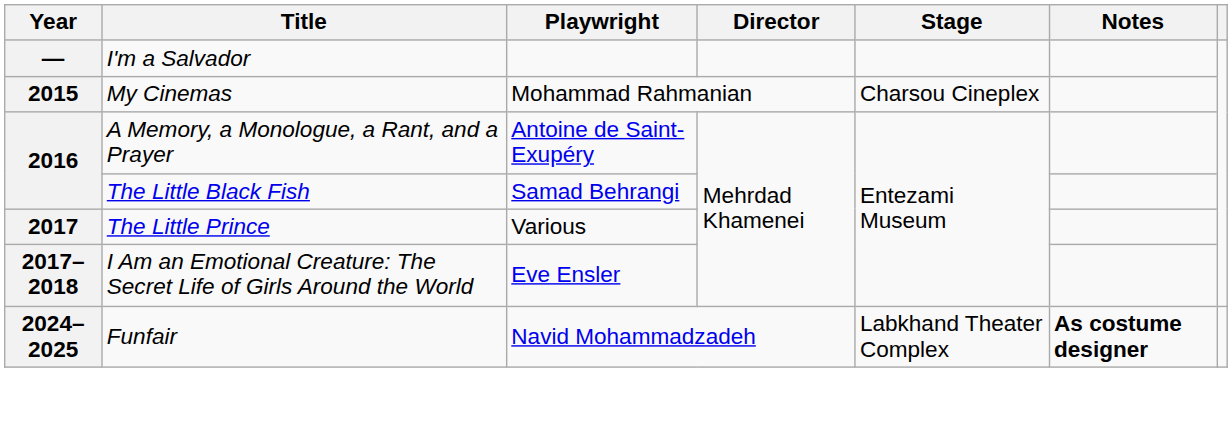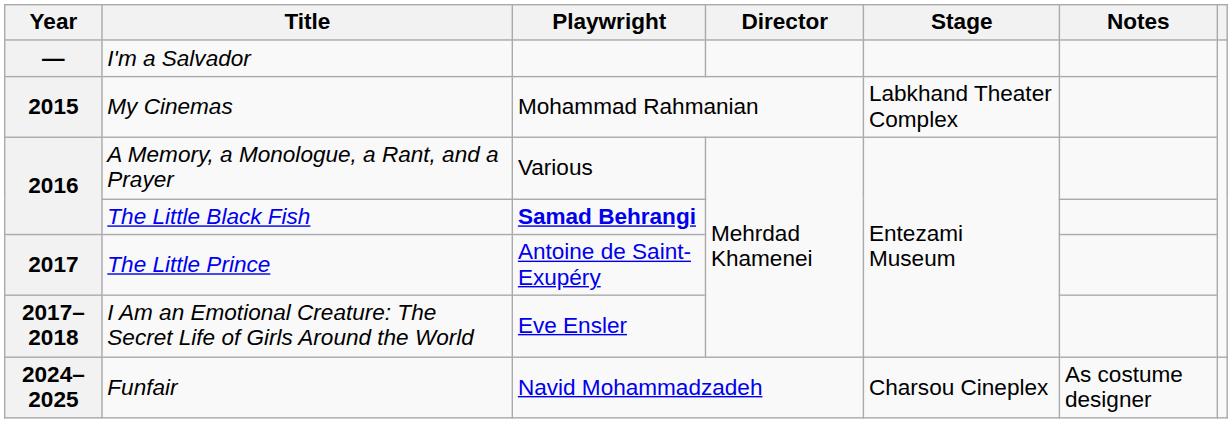(950, 93) Charsou Cineplex -> (960, 106) Labkhand Theater Complex
(598, 142) Antoine de Saint-Exupéry -> (555, 167) Various
(595, 190) normal -> (607, 216) bold
(549, 226) Various -> (604, 264) Antoine de Saint-Exupéry
(951, 336) Labkhand Theater Complex -> (959, 387) Charsou Cineplex
(1118, 336) bold -> (1124, 387) normal
